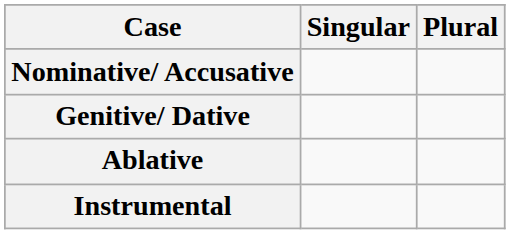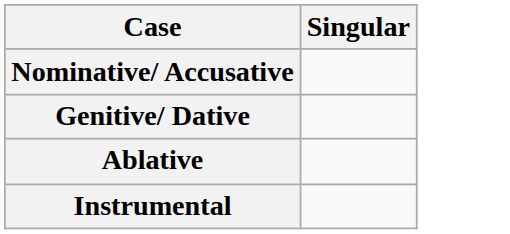- column: (461, 26)
